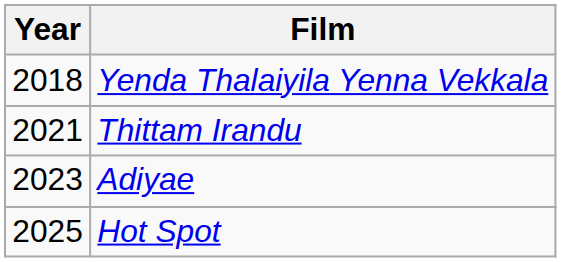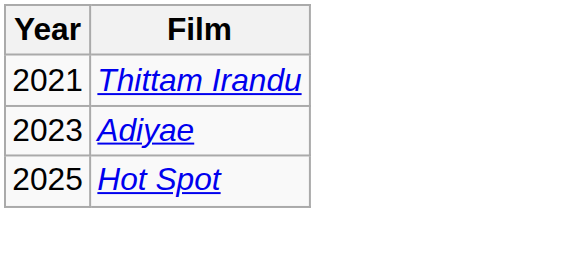- row: (323, 79)
